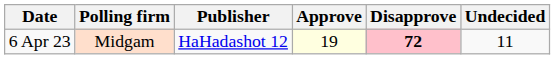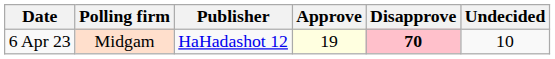(413, 41) 72 -> (413, 41) 70
(505, 41) 11 -> (505, 41) 10
